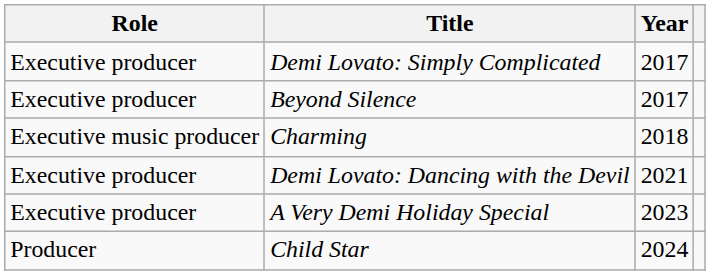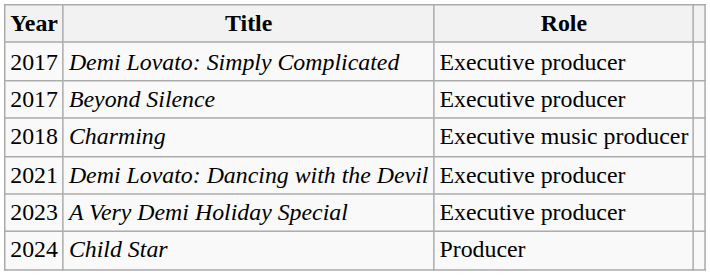columns swapped: (664, 23) <-> (135, 23)
